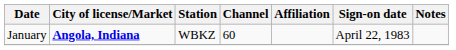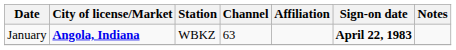(229, 34) 60 -> (229, 34) 63
(373, 34) normal -> (374, 34) bold
